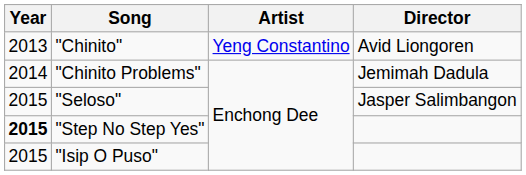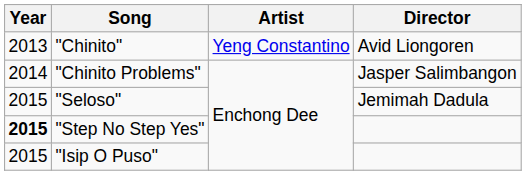(423, 73) Jemimah Dadula -> (437, 73) Jasper Salimbangon
(437, 101) Jasper Salimbangon -> (423, 101) Jemimah Dadula
